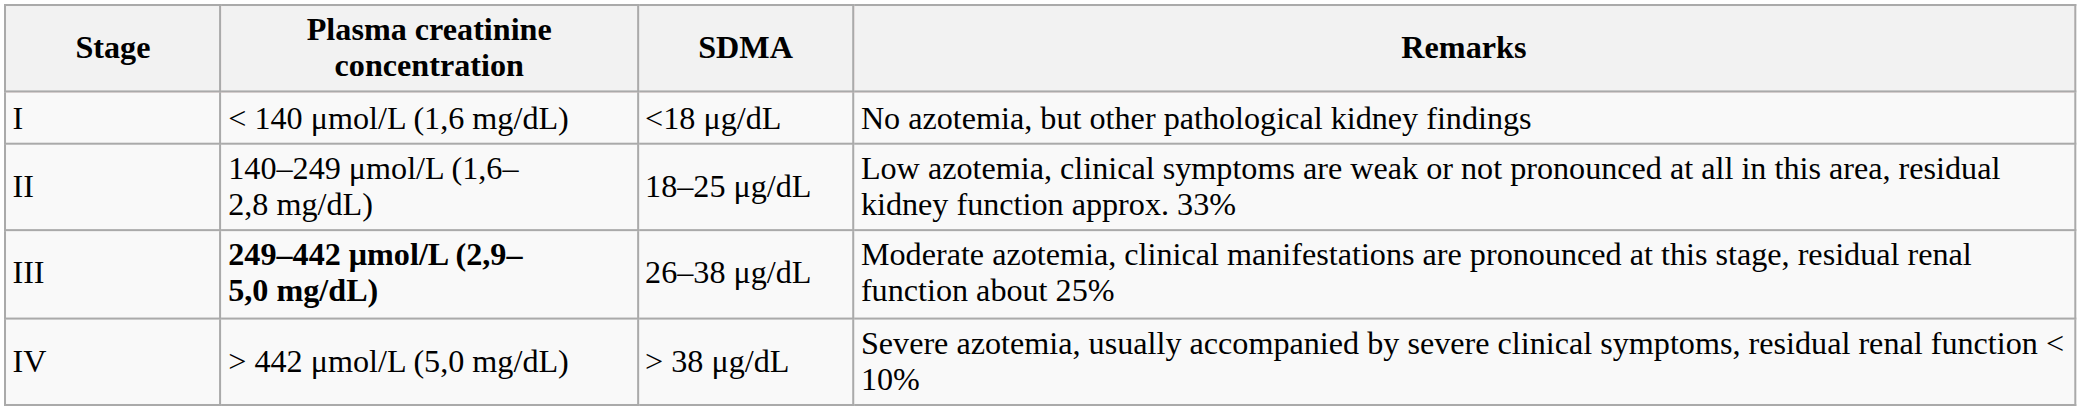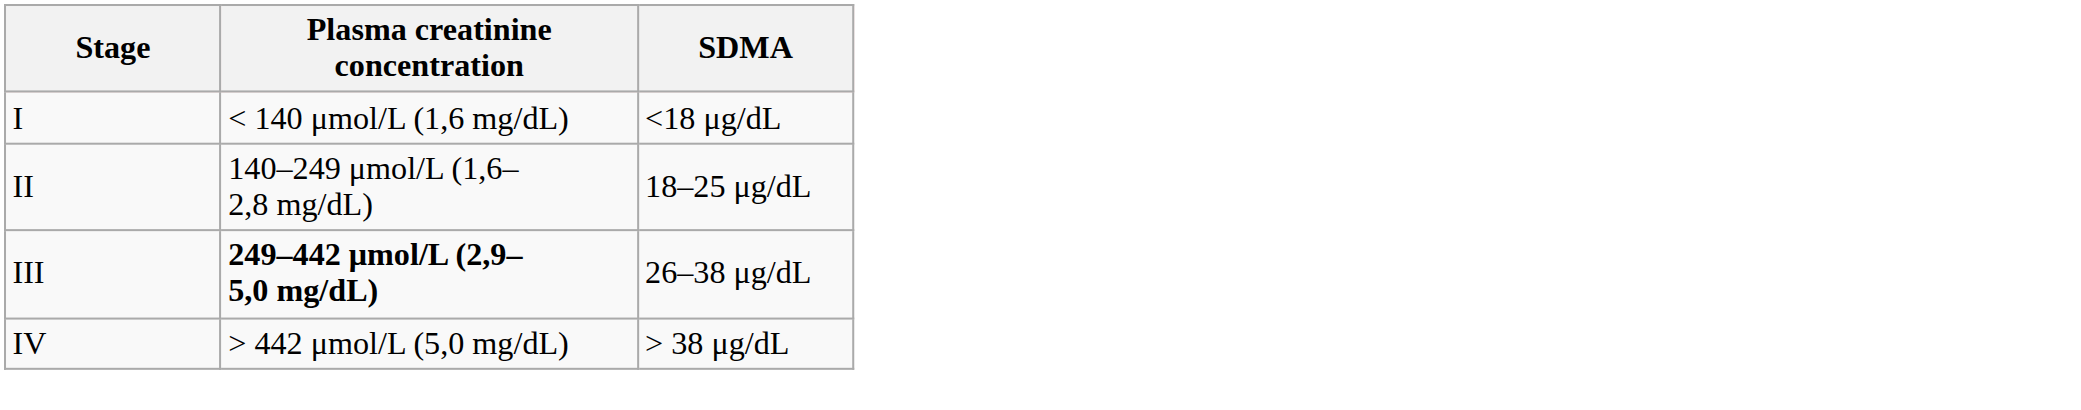- column: (1464, 48)
